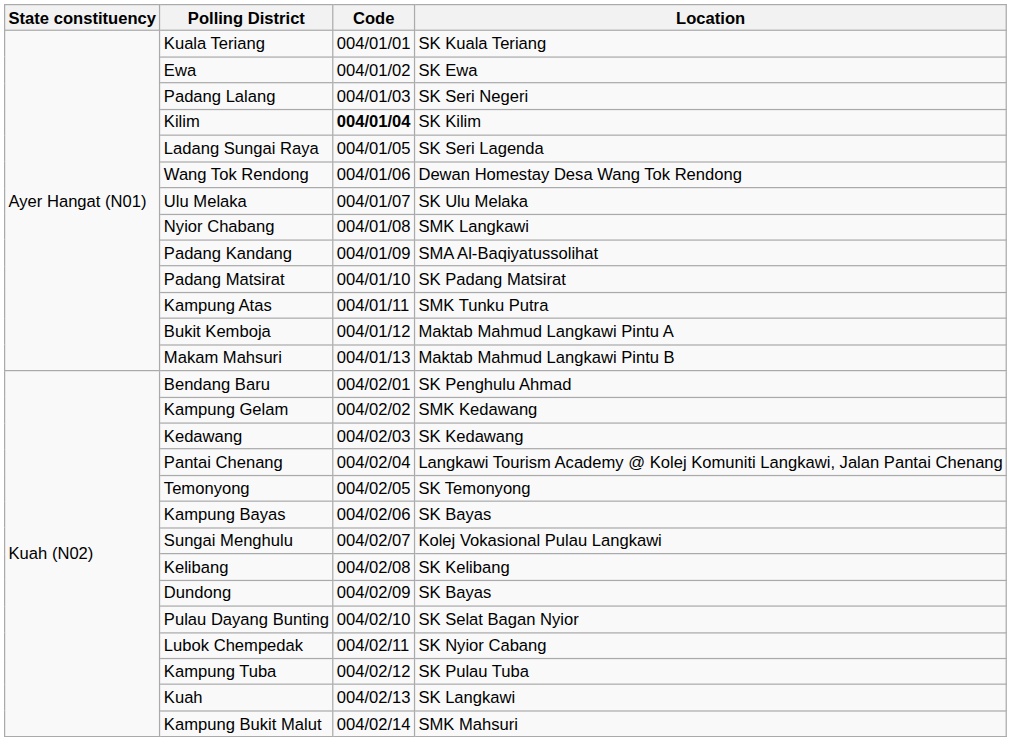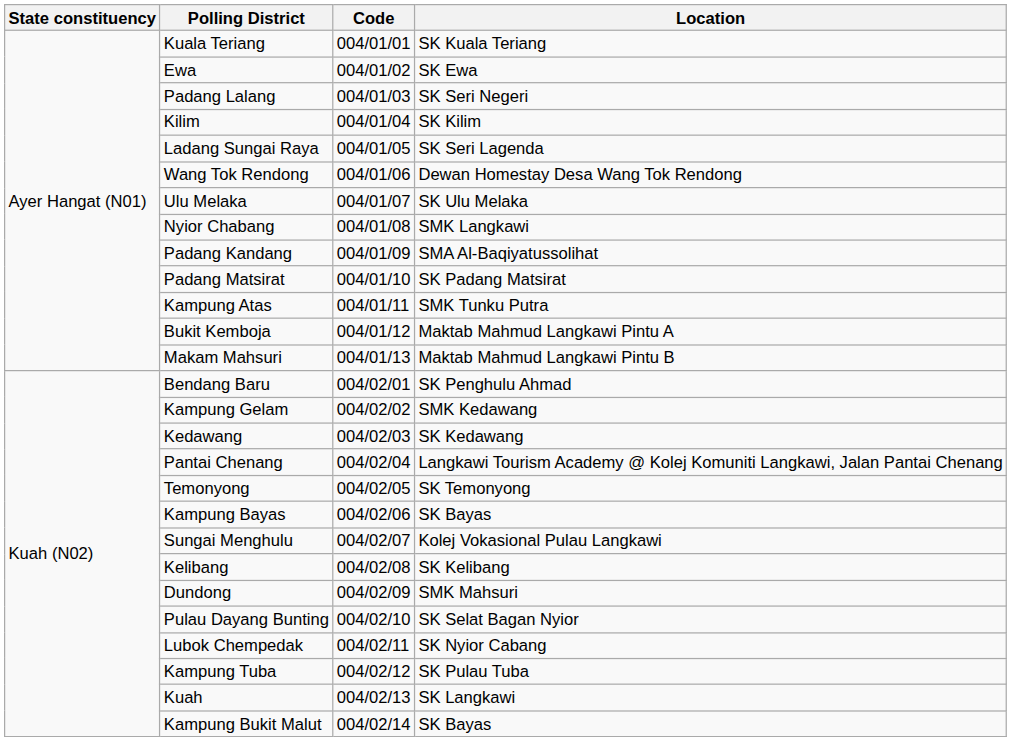(374, 122) bold -> (374, 122) normal
(455, 593) SK Bayas -> (468, 593) SMK Mahsuri
(468, 723) SMK Mahsuri -> (455, 723) SK Bayas
